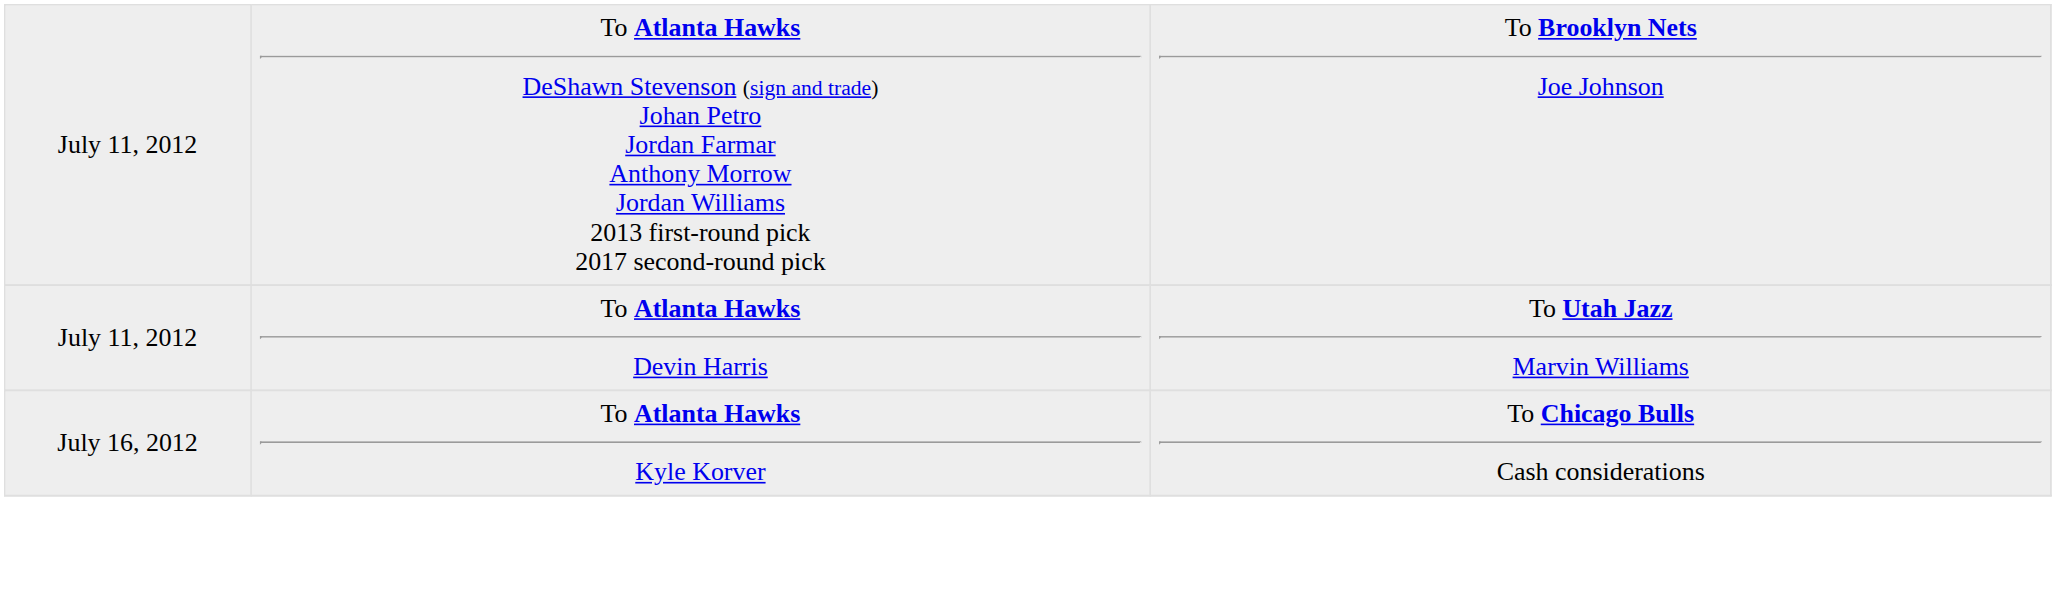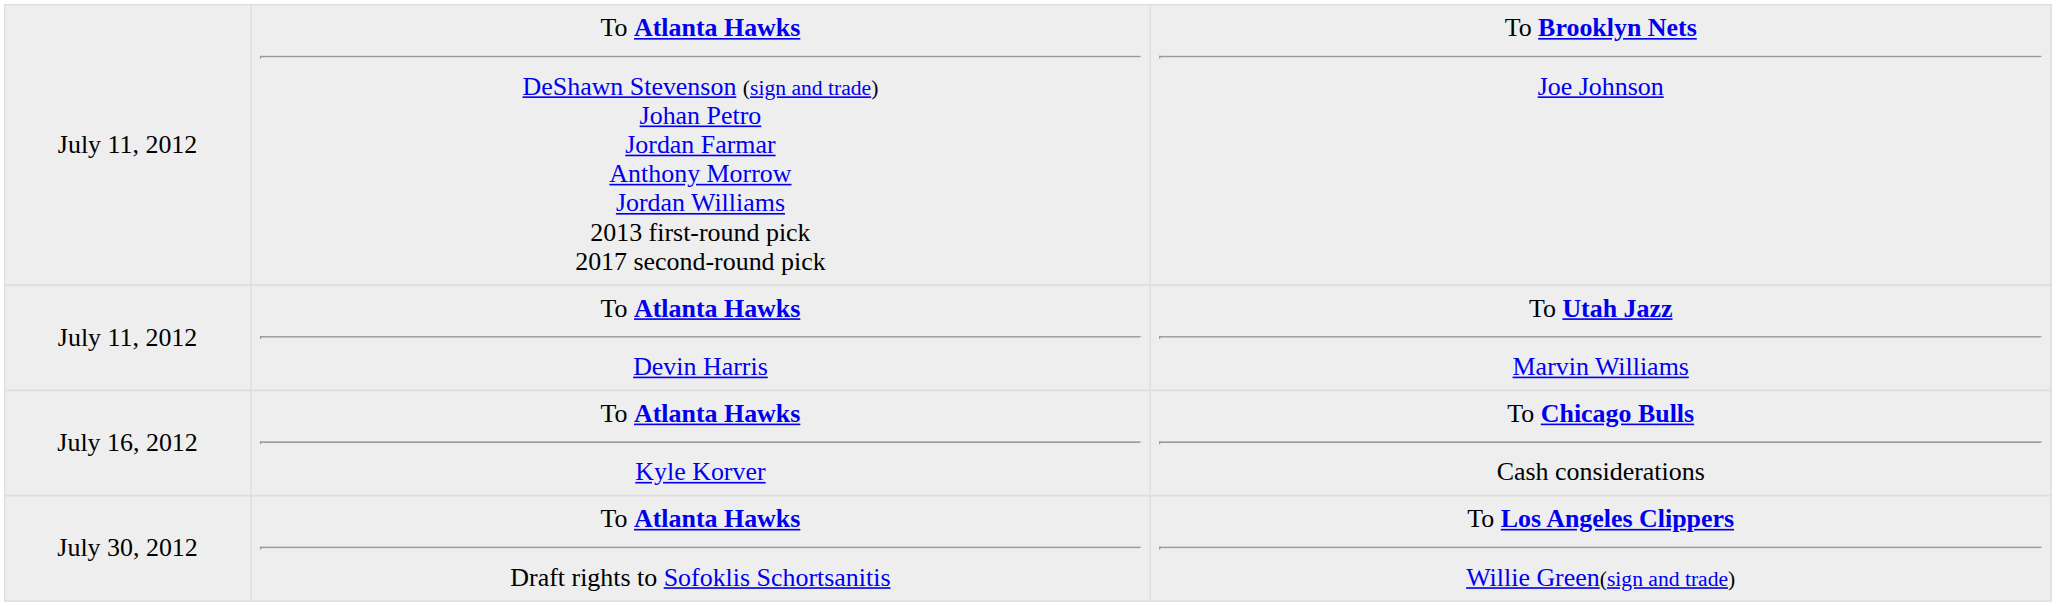+ row: (128, 548)
